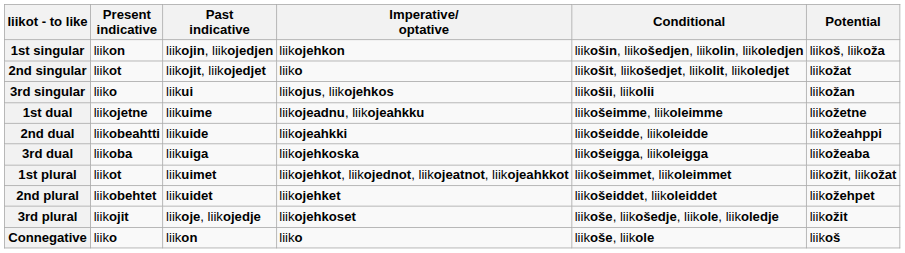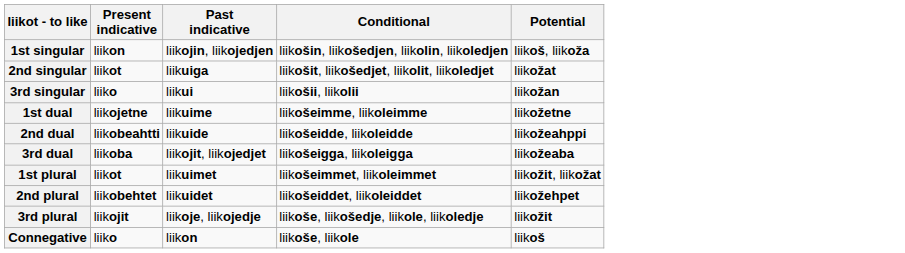- column: (424, 22)
(216, 71) liikojit, liikojedjet -> (187, 71) liikuiga
(187, 154) liikuiga -> (216, 154) liikojit, liikojedjet
